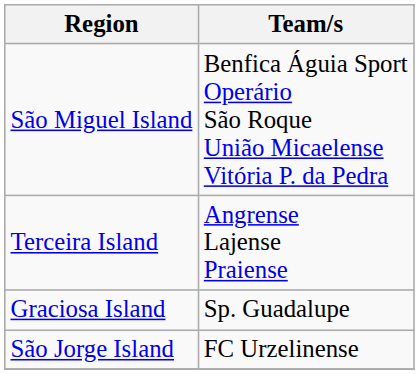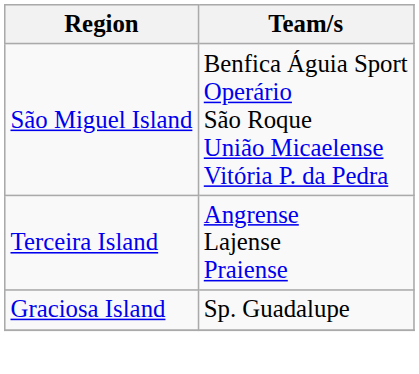- row: (92, 348)
